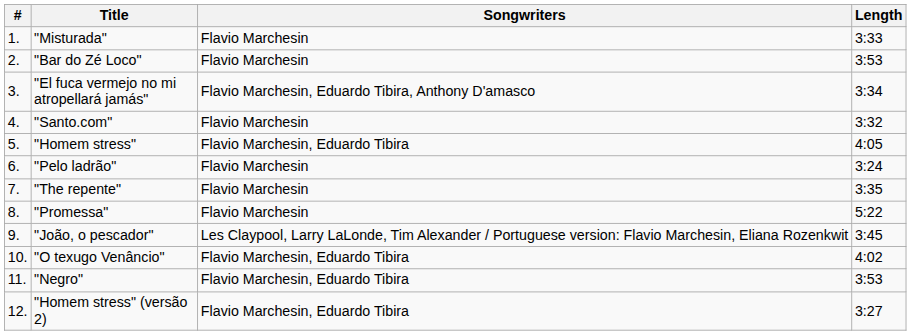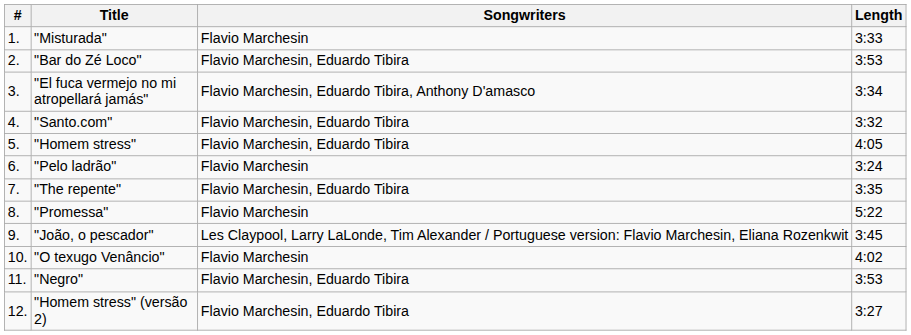(255, 60) Flavio Marchesin -> (305, 60) Flavio Marchesin, Eduardo Tibira
(255, 122) Flavio Marchesin -> (305, 122) Flavio Marchesin, Eduardo Tibira
(255, 189) Flavio Marchesin -> (305, 189) Flavio Marchesin, Eduardo Tibira
(305, 257) Flavio Marchesin, Eduardo Tibira -> (255, 257) Flavio Marchesin
